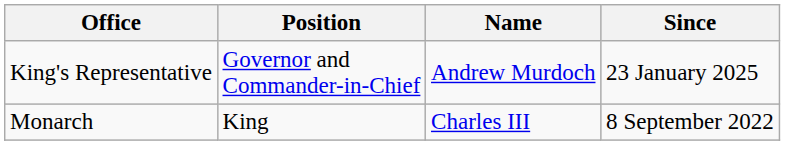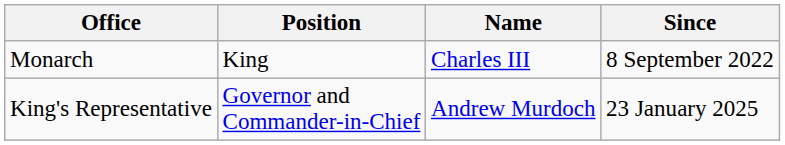rows swapped: (52, 121) <-> (111, 72)
